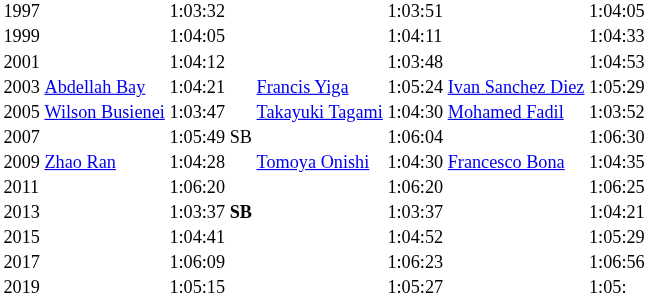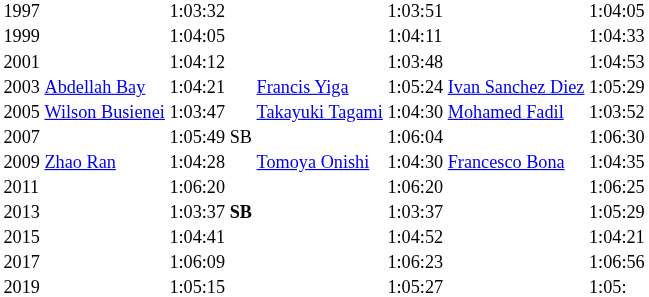(617, 212) 1:04:21 -> (617, 212) 1:05:29
(617, 237) 1:05:29 -> (617, 237) 1:04:21
